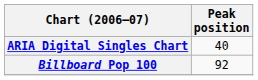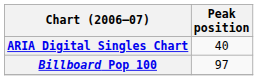(222, 65) 92 -> (222, 65) 97
